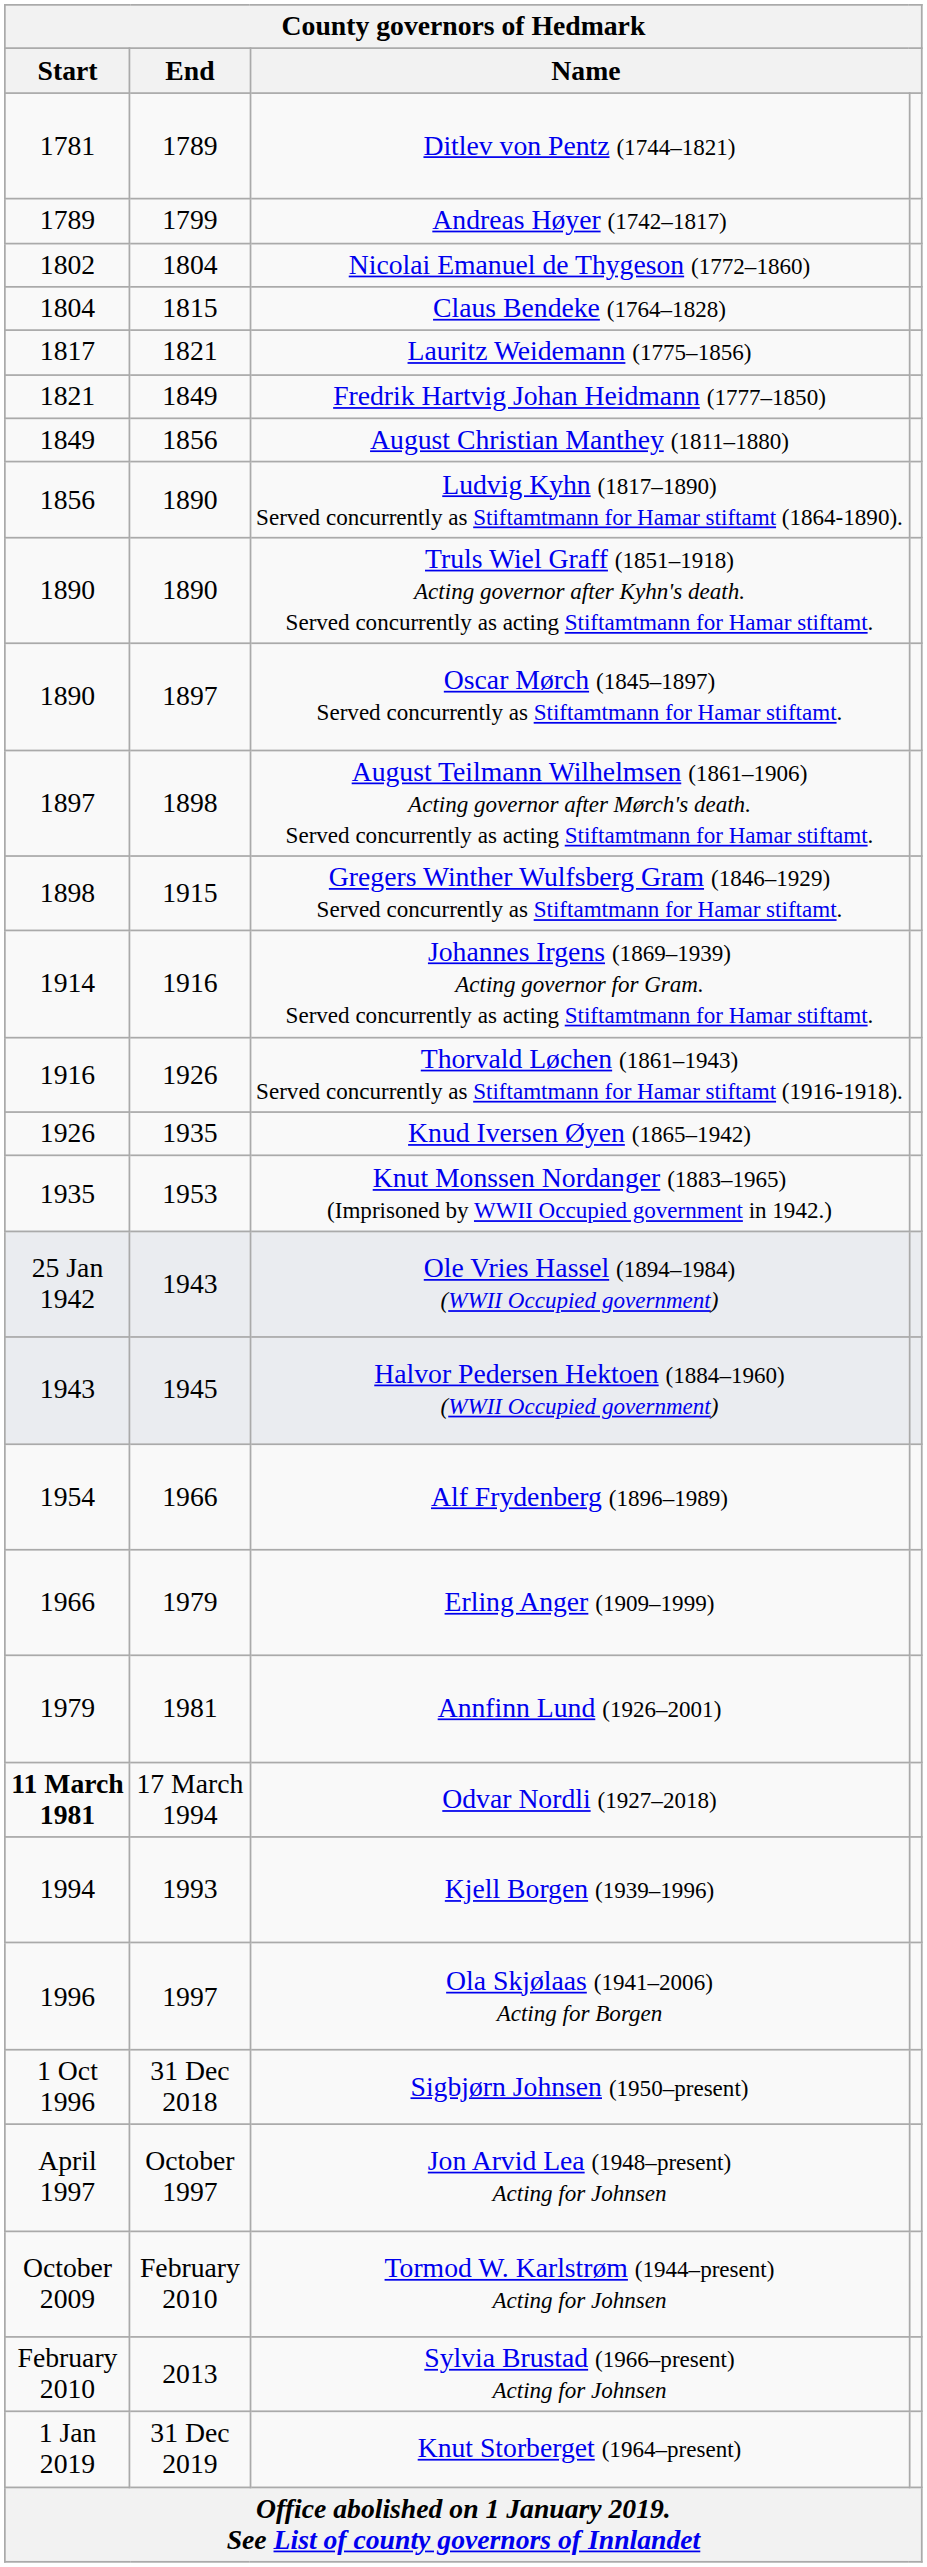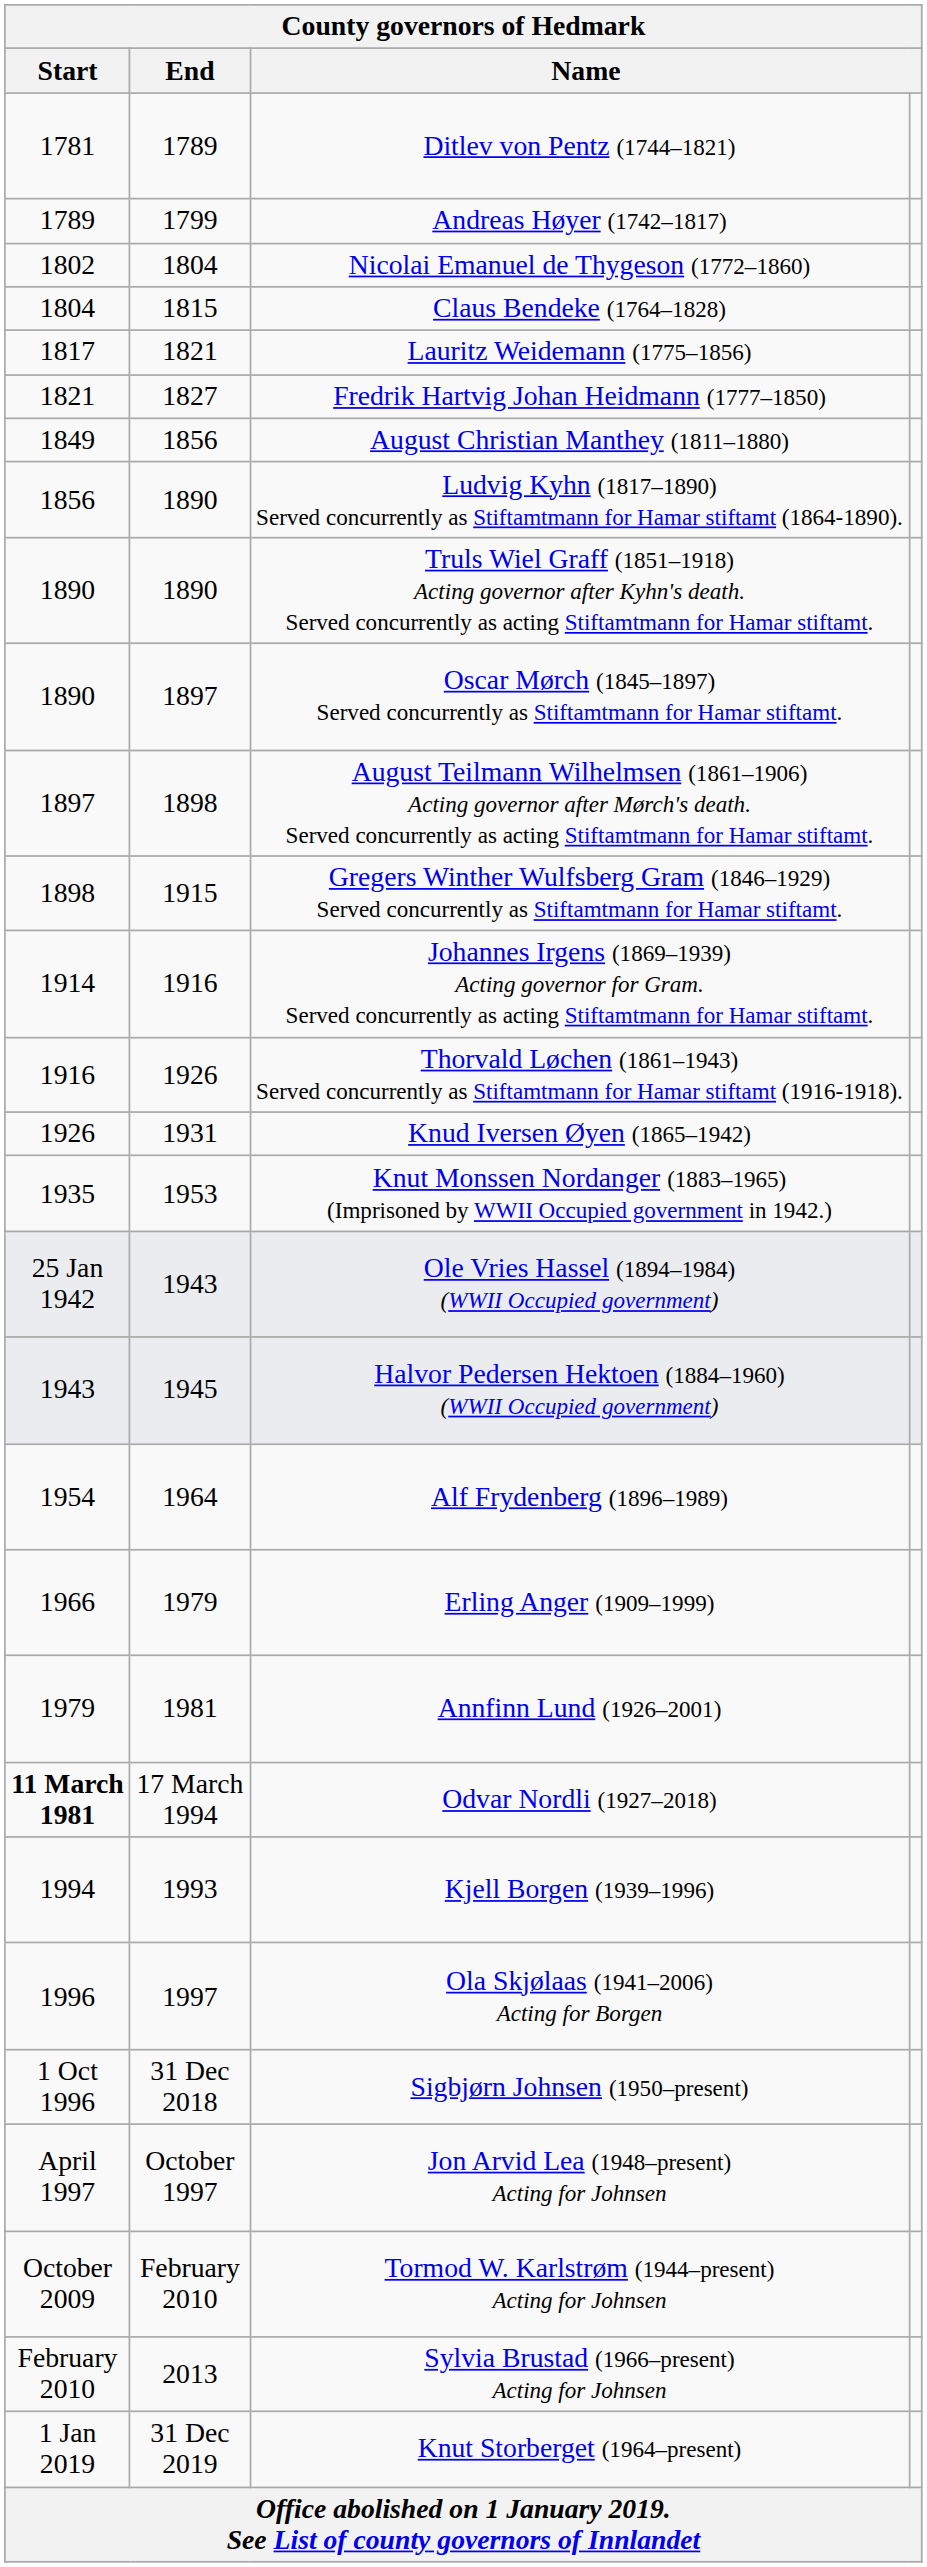(190, 396) 1849 -> (190, 396) 1827
(190, 1133) 1935 -> (190, 1133) 1931
(190, 1496) 1966 -> (190, 1496) 1964
